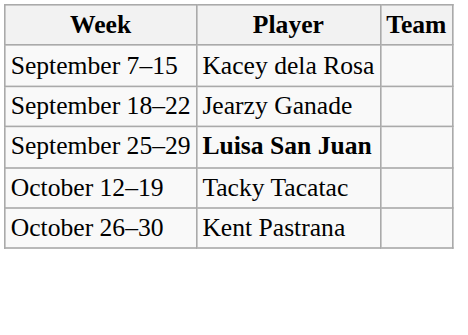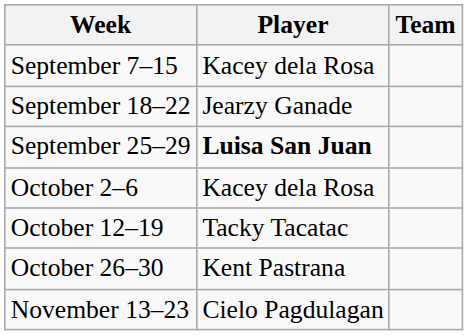+ row: (74, 187)
+ row: (100, 308)
